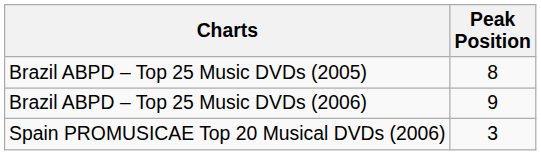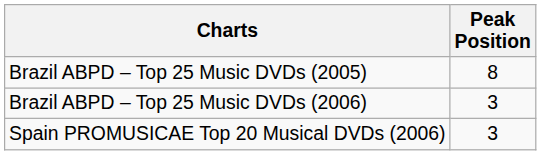(493, 103) 9 -> (493, 103) 3
